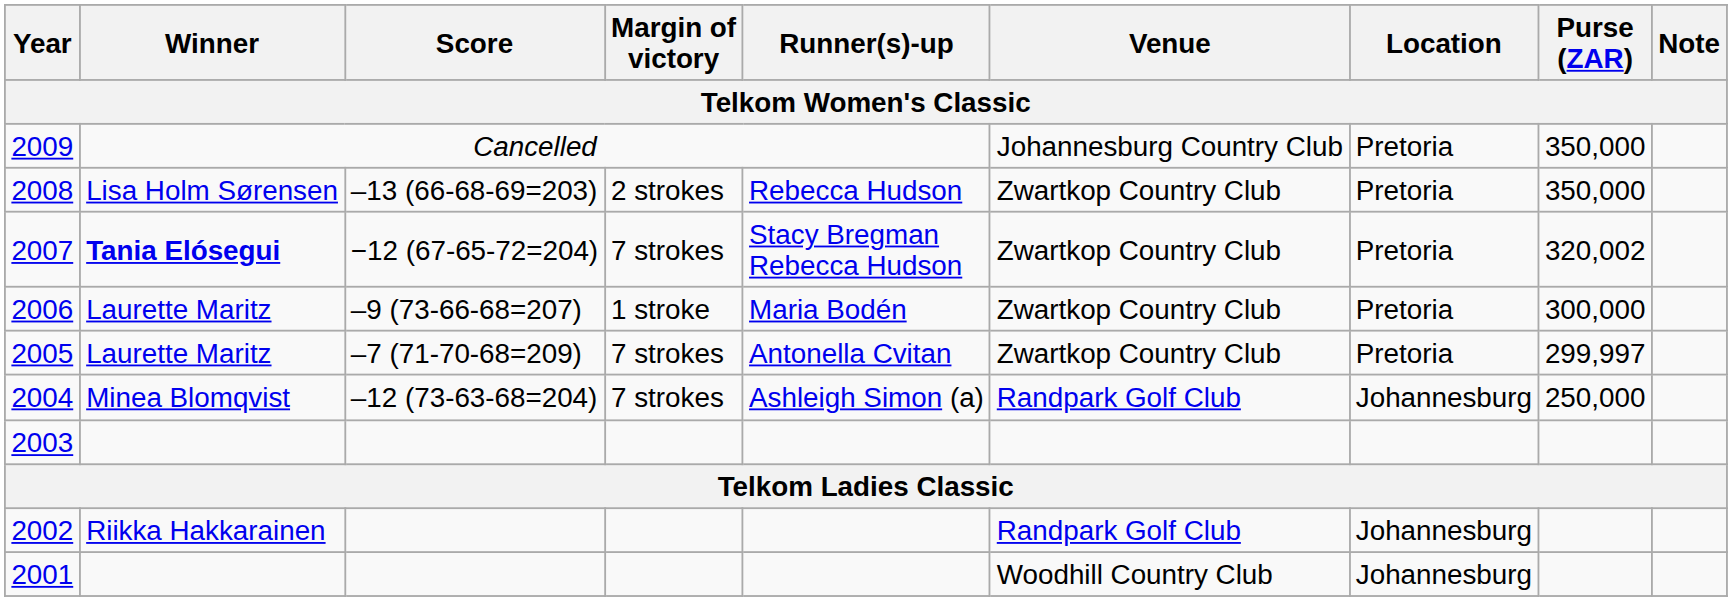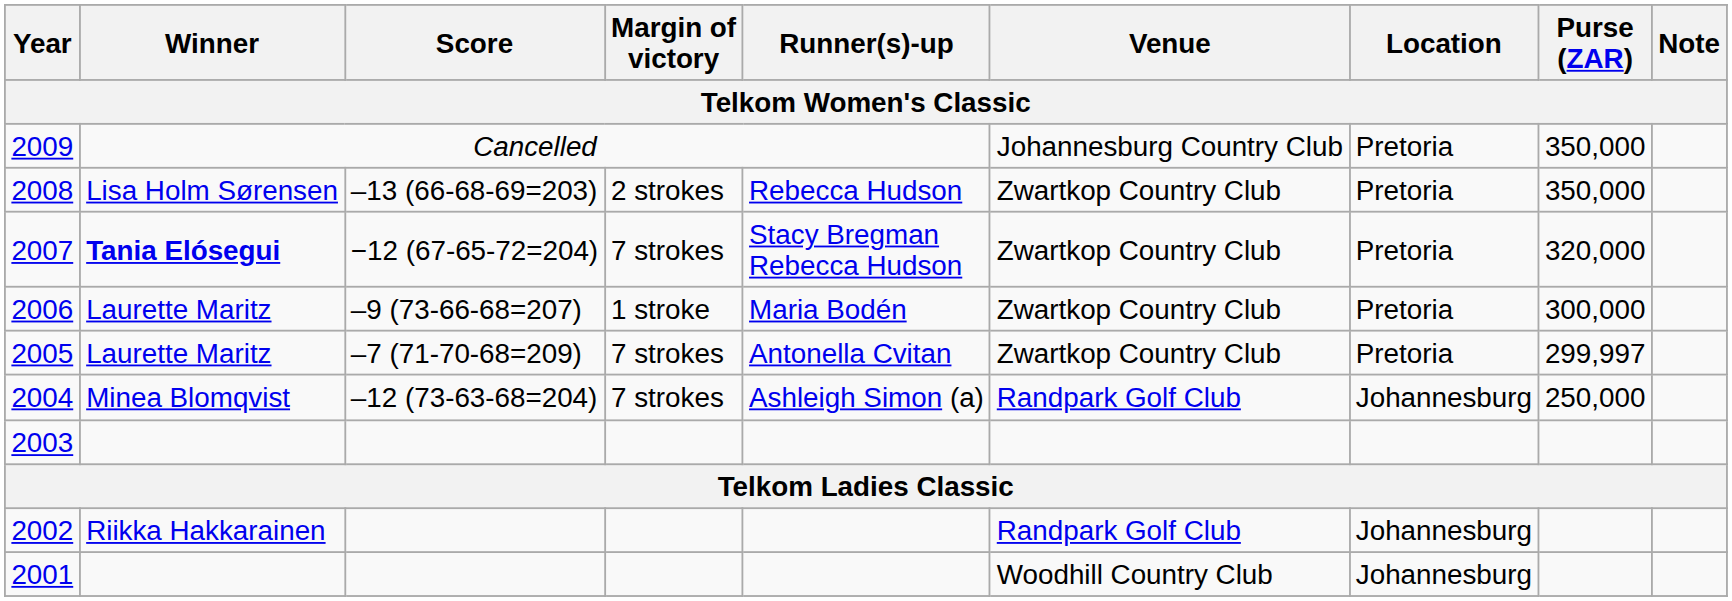(1595, 250) 320,002 -> (1595, 250) 320,000
